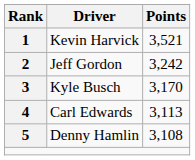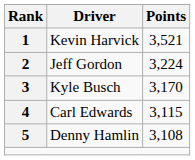(166, 64) 3,242 -> (166, 64) 3,224
(166, 111) 3,113 -> (166, 111) 3,115
